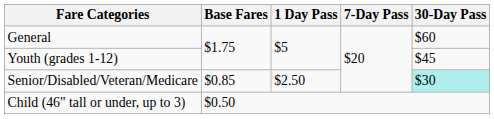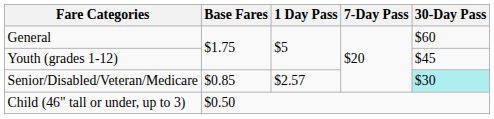(290, 80) $2.50 -> (290, 80) $2.57
